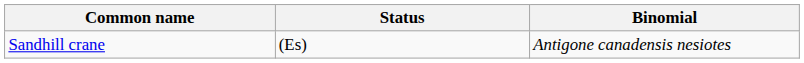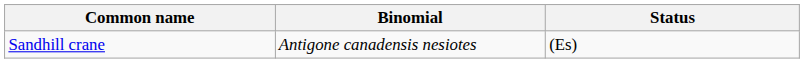columns swapped: (665, 17) <-> (402, 17)
